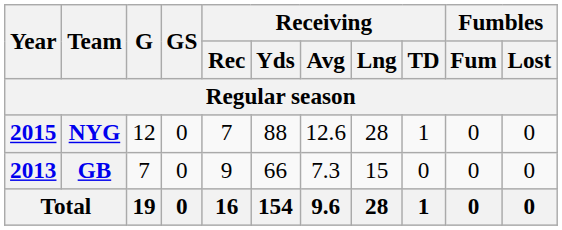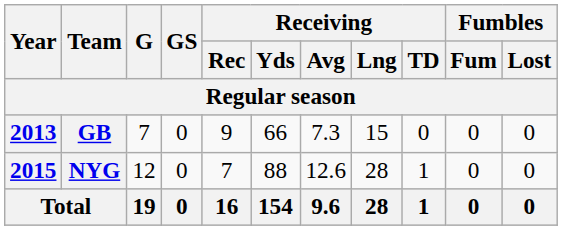rows swapped: (94, 170) <-> (94, 133)
